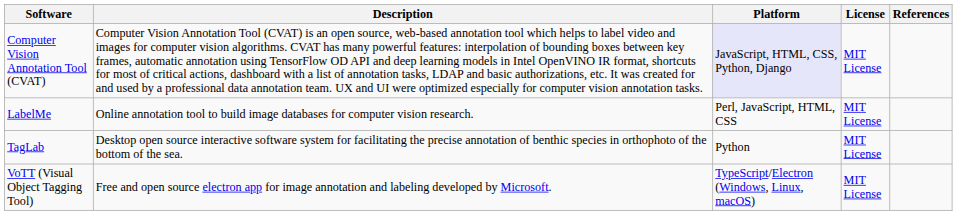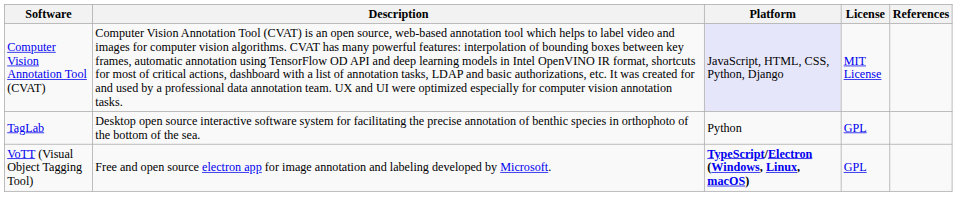- row: (29, 114)
(863, 147) MIT License -> (855, 127) GPL
(764, 187) normal -> (760, 167) bold
(863, 187) MIT License -> (855, 167) GPL
